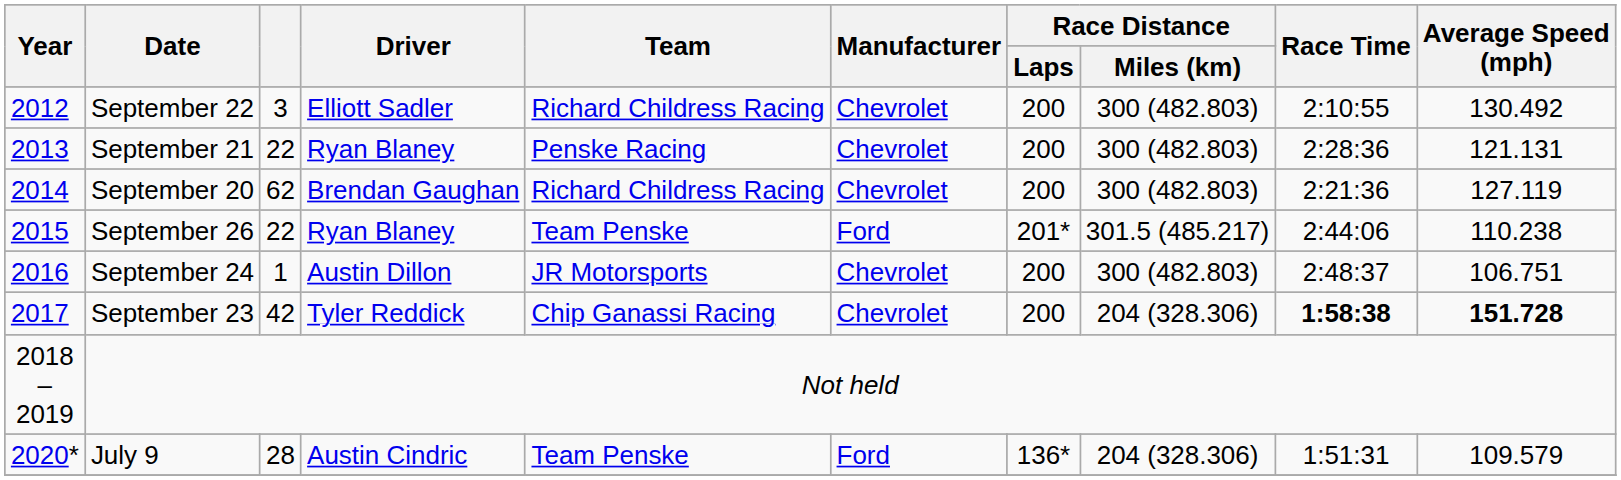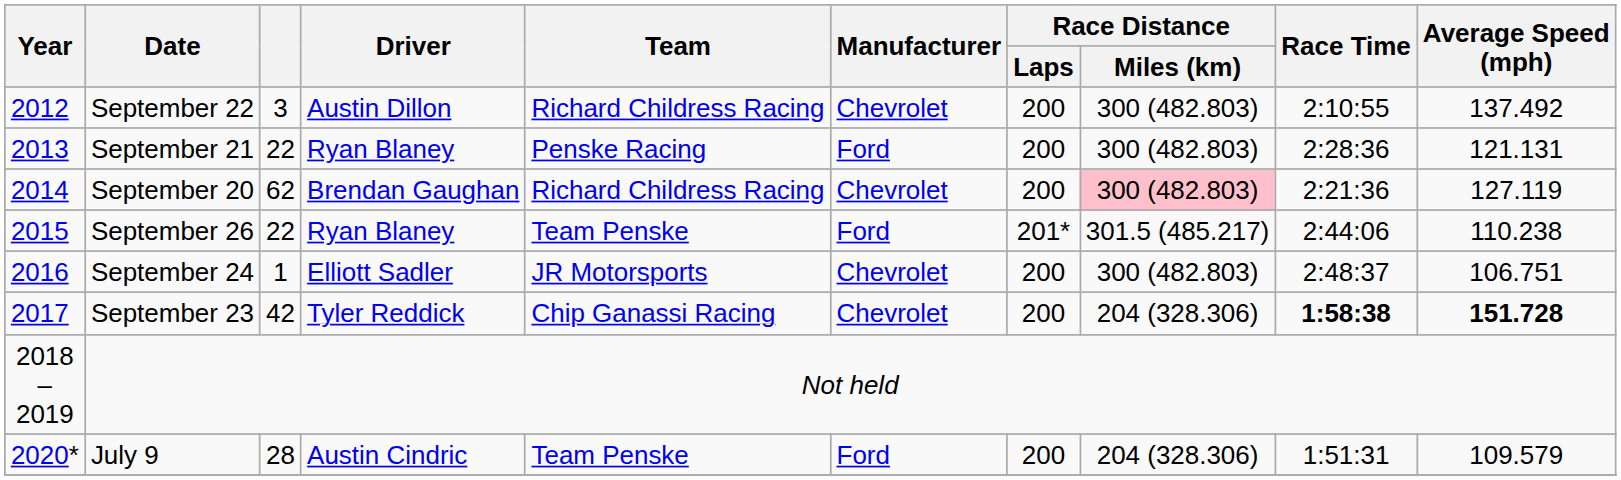(380, 108) Elliott Sadler -> (379, 108) Austin Dillon
(1516, 108) 130.492 -> (1516, 108) 137.492
(892, 149) Chevrolet -> (863, 149) Ford
(1178, 190) no background -> (1178, 190) pink background
(379, 272) Austin Dillon -> (380, 272) Elliott Sadler
(1043, 454) 136* -> (1043, 454) 200
